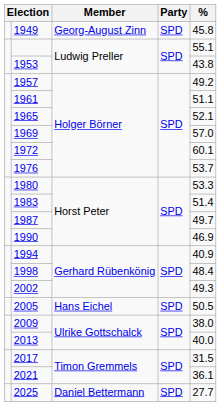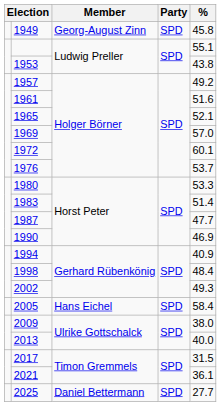(203, 99) 51.1 -> (203, 99) 51.6
(203, 220) 49.7 -> (203, 220) 47.7
(203, 306) 50.5 -> (203, 306) 58.4
